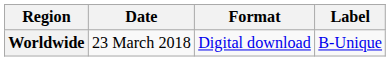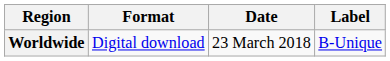columns swapped: (141, 17) <-> (255, 17)
